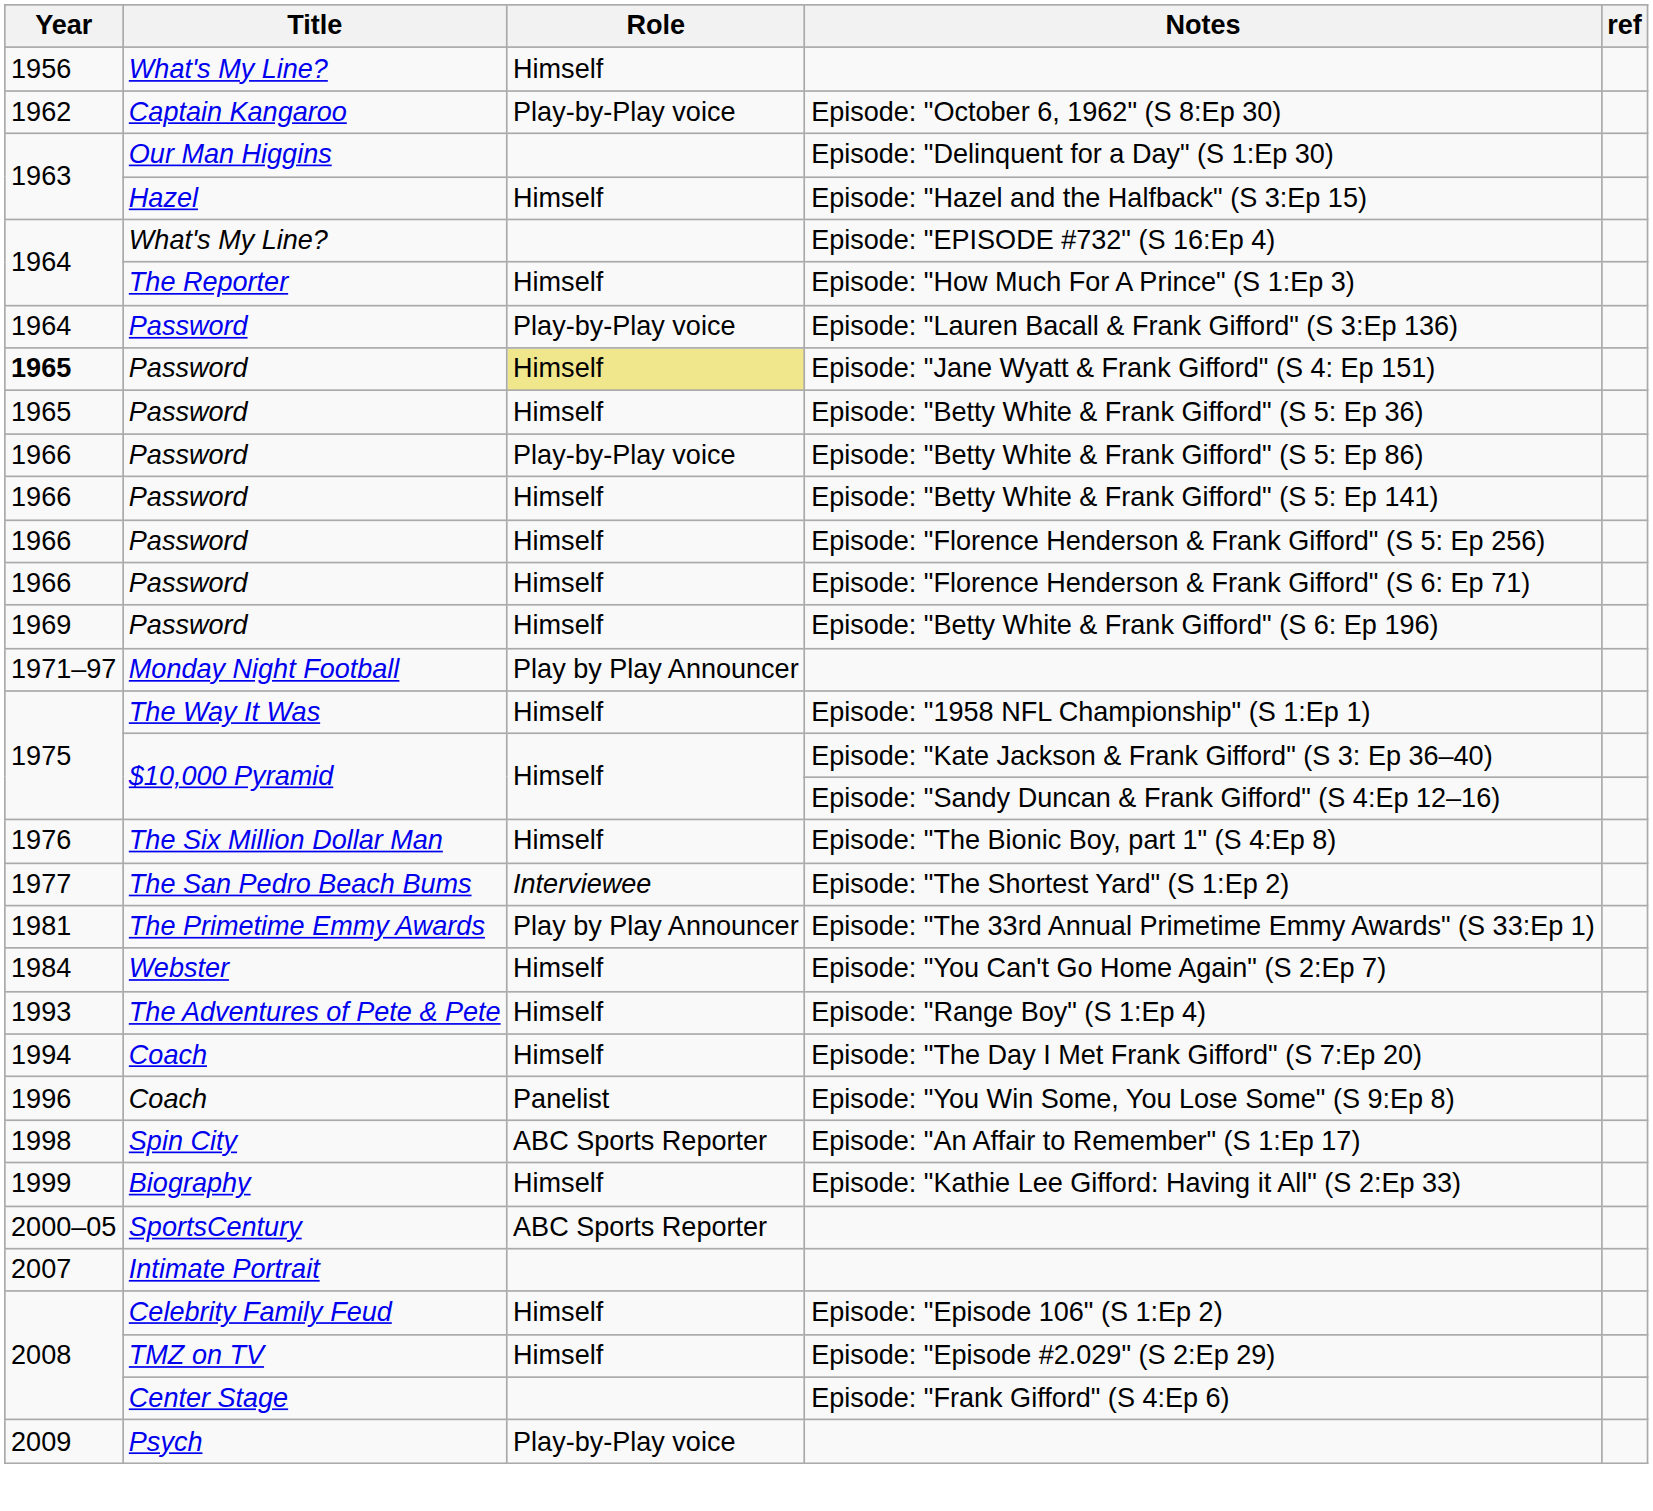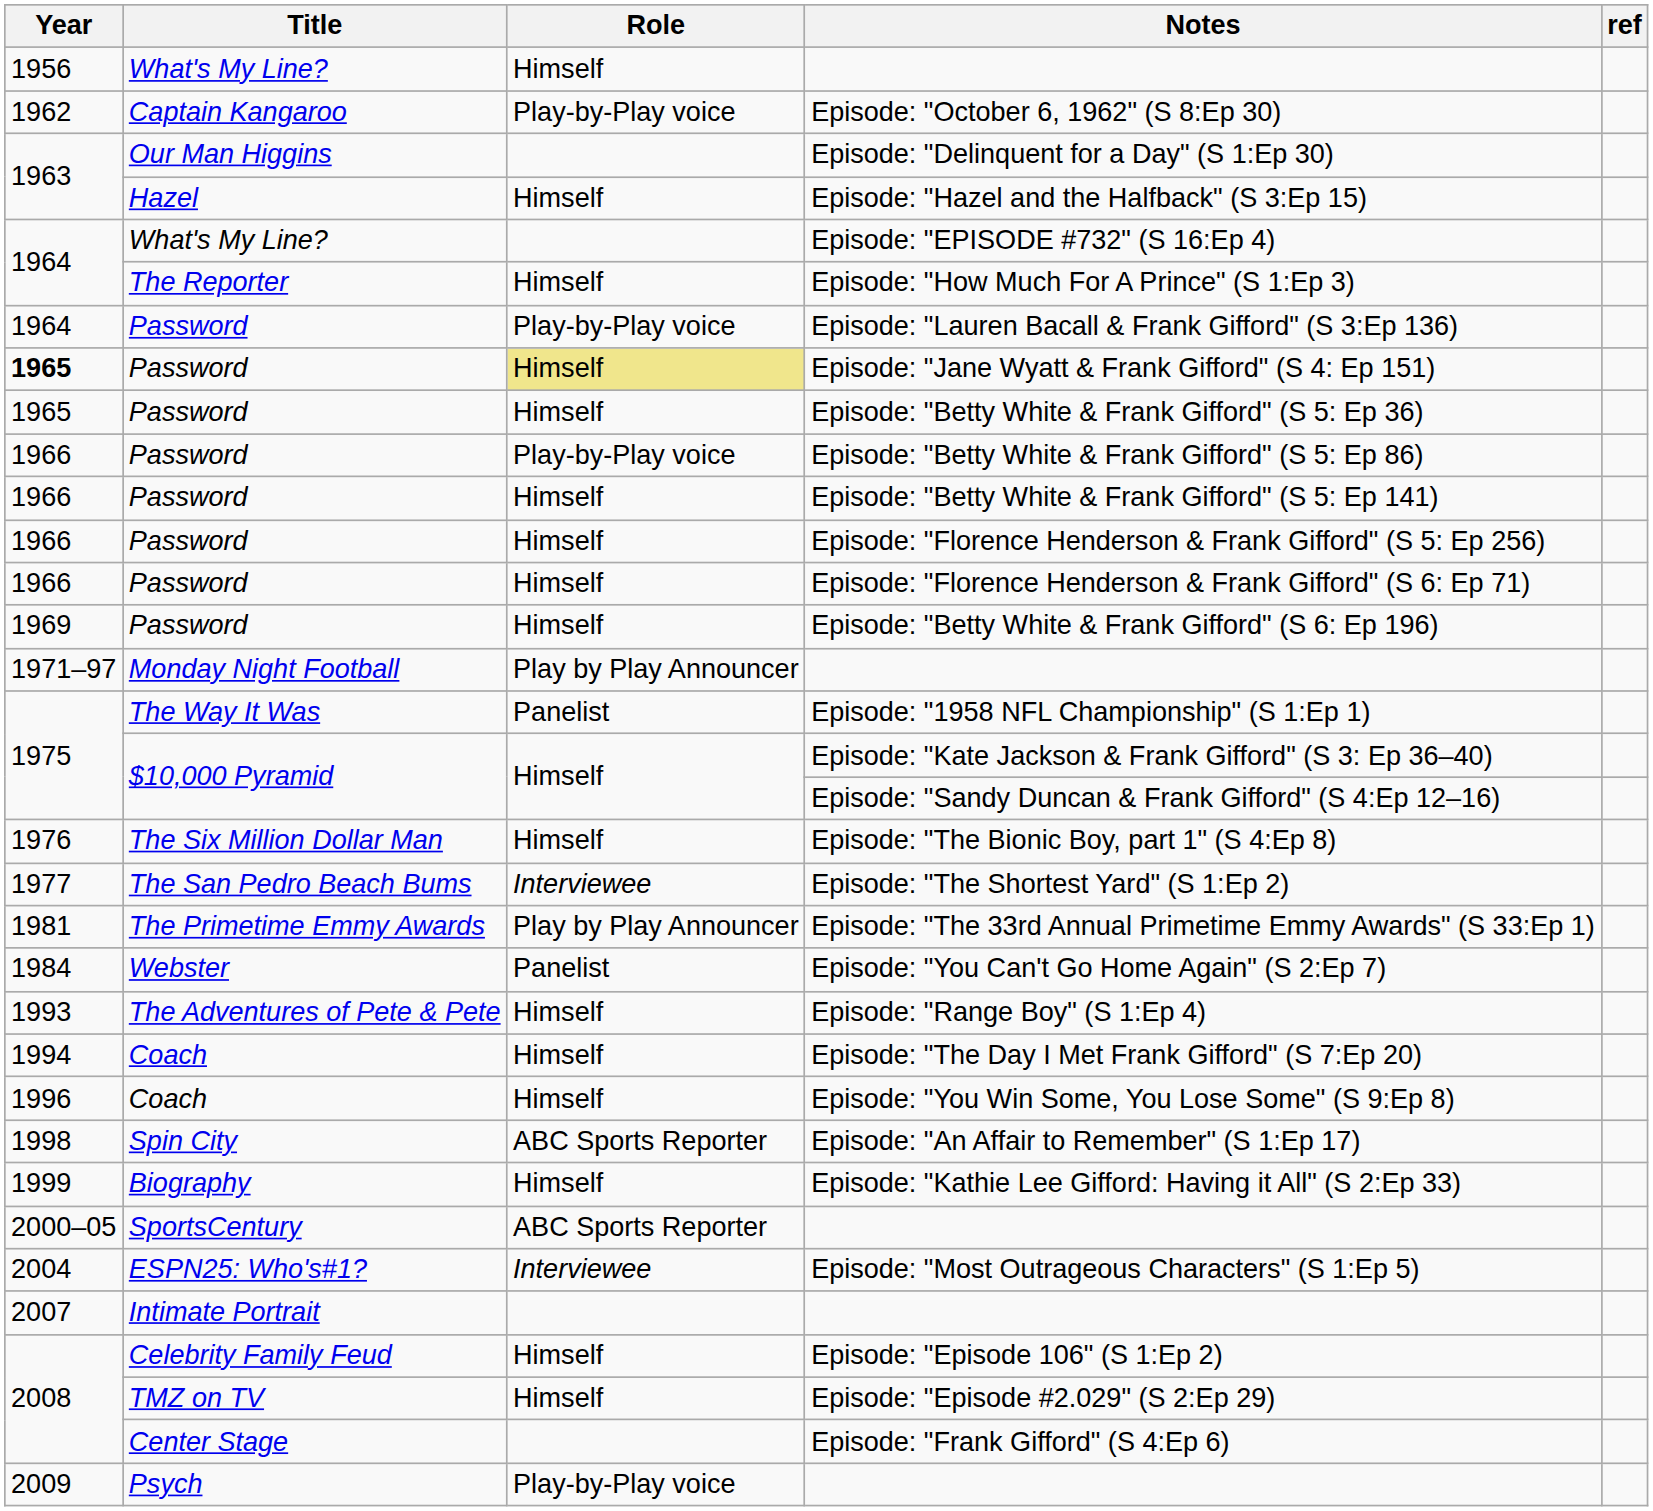(558, 712) Himself -> (561, 712) Panelist
(558, 969) Himself -> (561, 969) Panelist
(561, 1098) Panelist -> (558, 1098) Himself
+ row: (248, 1269)
